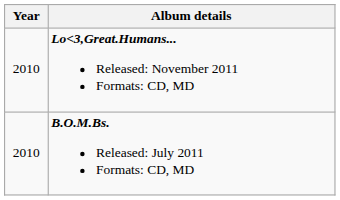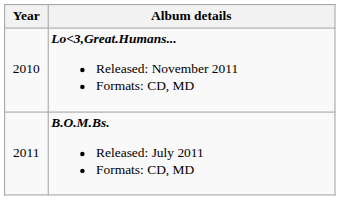(26, 153) 2010 -> (26, 153) 2011
